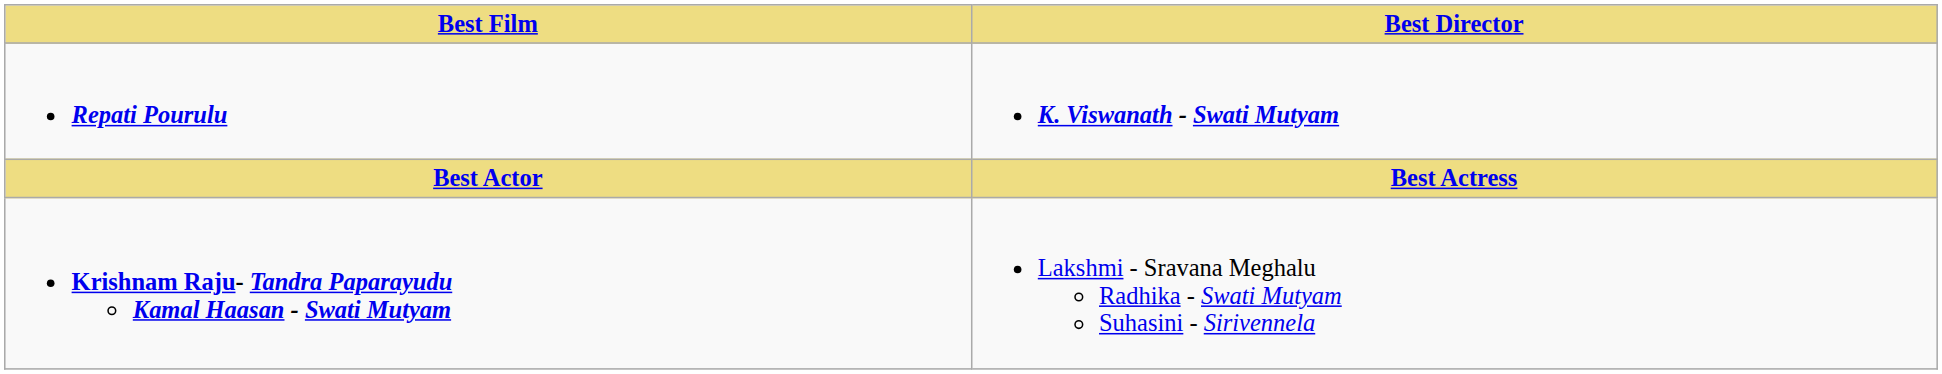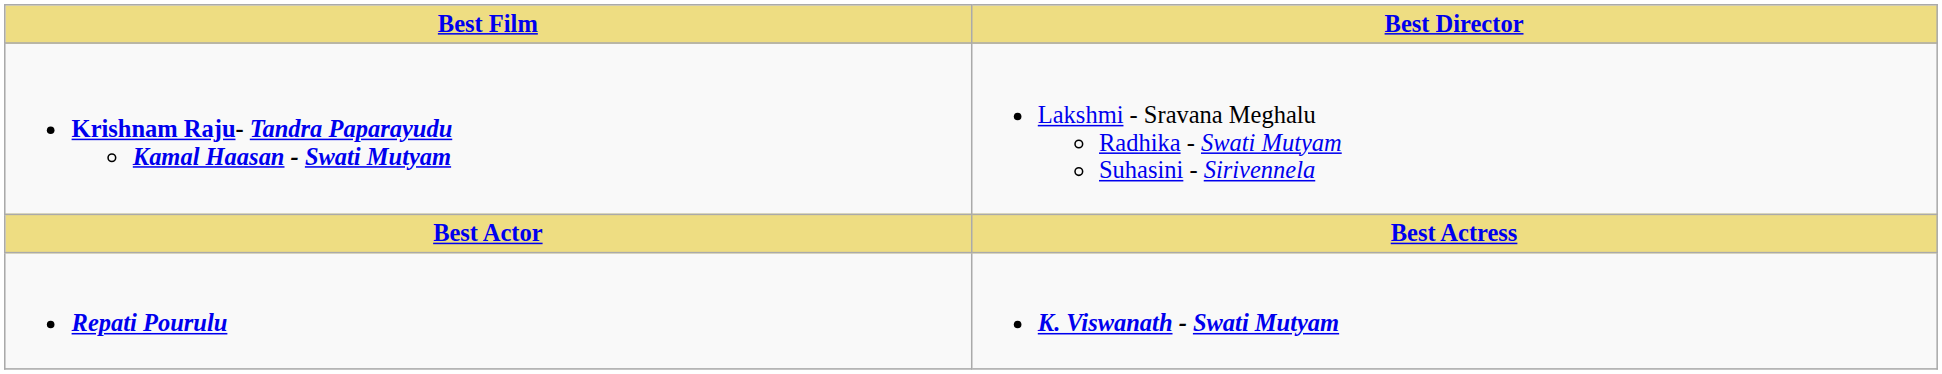rows swapped: (488, 115) <-> (488, 297)
